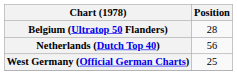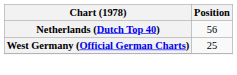- row: (98, 29)
